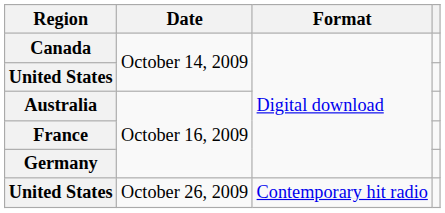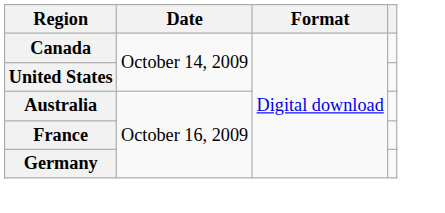- row: (61, 192)
